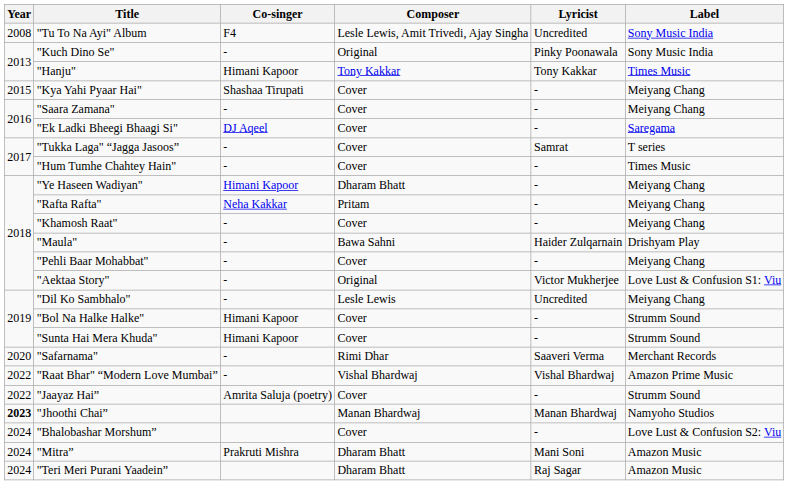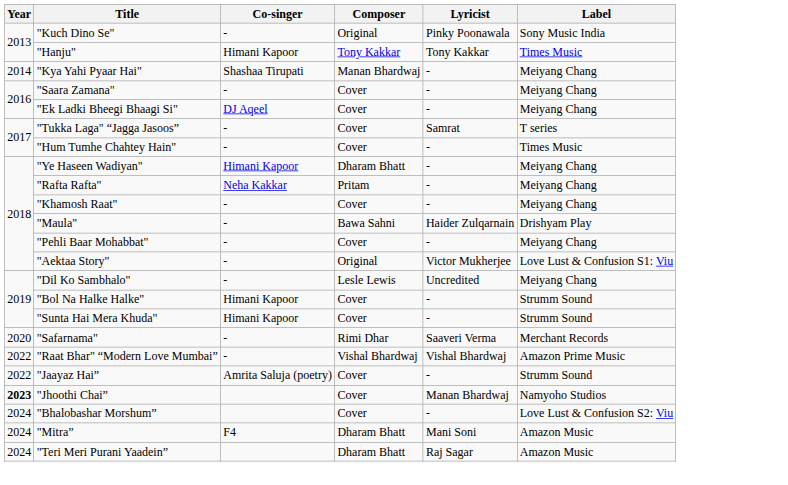- row: (92, 33)
(19, 90) 2015 -> (19, 71) 2014
(352, 90) Cover -> (379, 71) Manan Bhardwaj
(651, 128) Saregama -> (558, 109) Meiyang Chang
(379, 413) Manan Bhardwaj -> (352, 394) Cover
(261, 451) Prakruti Mishra -> (230, 432) F4
